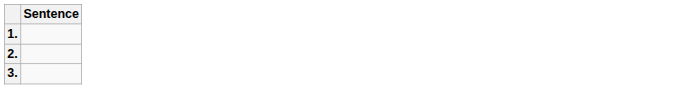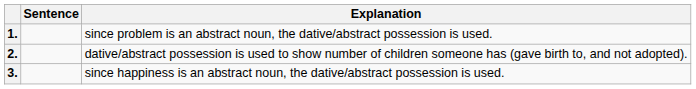+ column: (386, 14)
